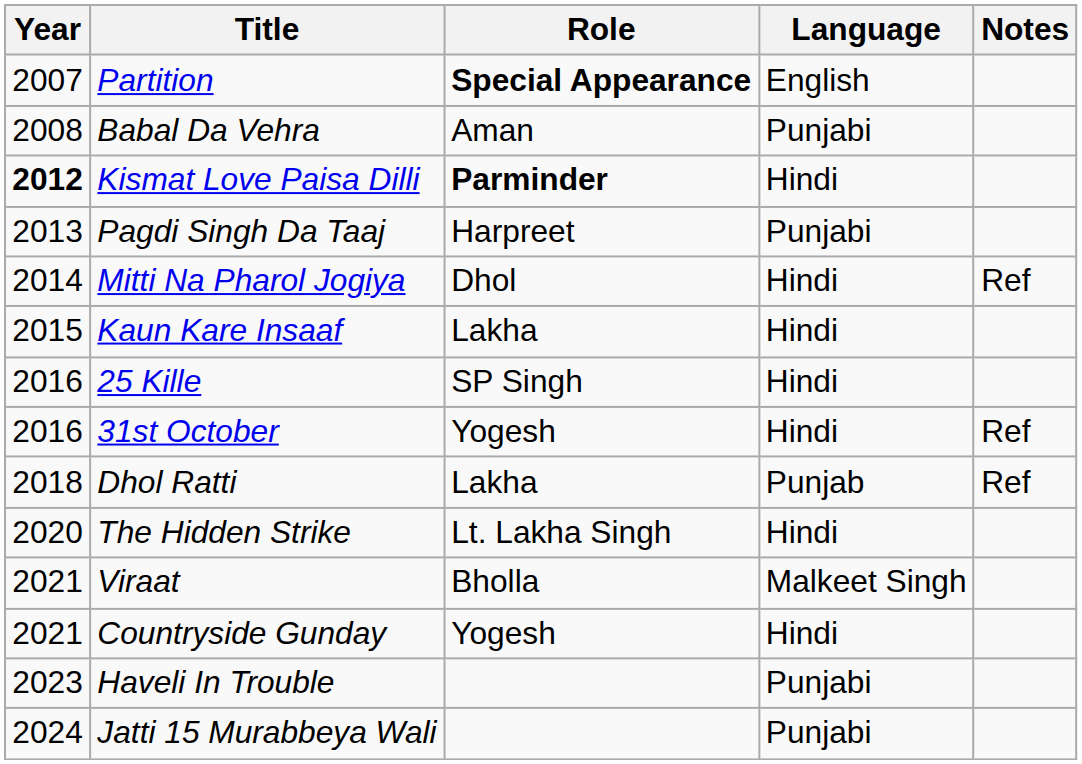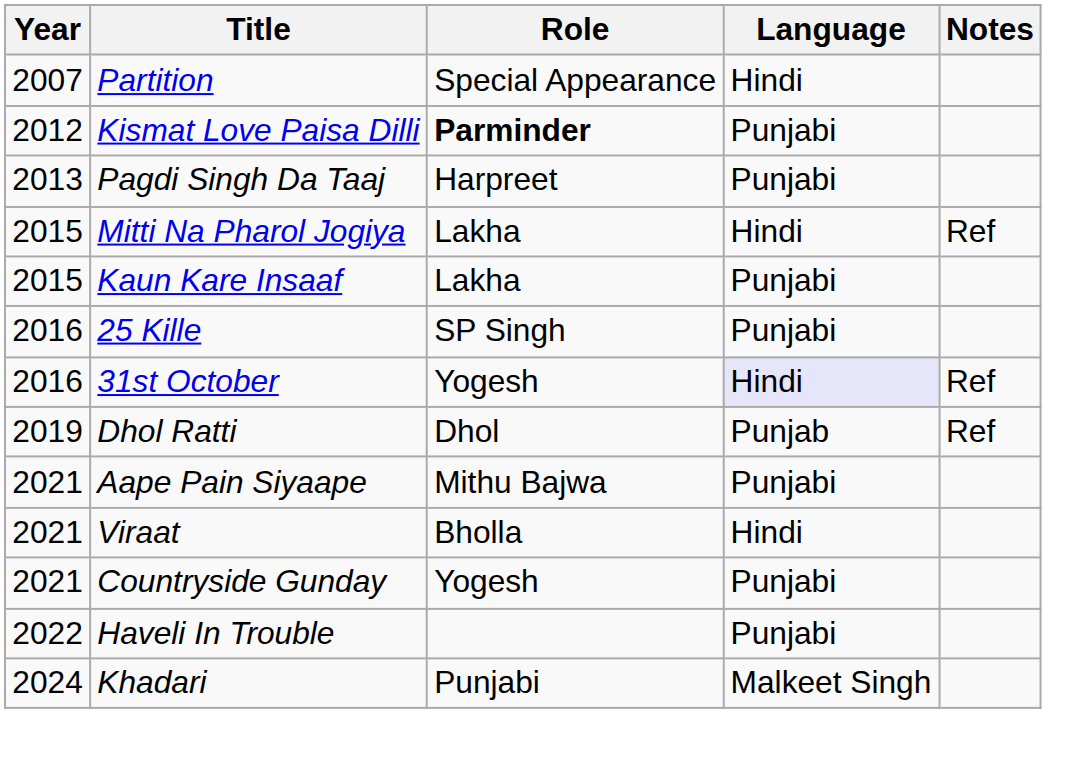(601, 79) bold -> (575, 79) normal
(818, 79) English -> (767, 79) Hindi
- row: (209, 130)
(48, 180) bold -> (48, 130) normal
(802, 180) Hindi -> (783, 130) Punjabi
(48, 280) 2014 -> (48, 230) 2015
(484, 280) Dhol -> (477, 230) Lakha
(802, 331) Hindi -> (783, 280) Punjabi
(802, 381) Hindi -> (783, 331) Punjabi
(802, 431) no background -> (767, 381) lavender background
(48, 481) 2018 -> (48, 431) 2019
(494, 481) Lakha -> (467, 431) Dhol
- row: (224, 532)
+ row: (232, 481)
(866, 582) Malkeet Singh -> (767, 532) Hindi
(802, 632) Hindi -> (783, 582) Punjabi
(48, 682) 2023 -> (48, 632) 2022
- row: (267, 733)
+ row: (152, 682)
